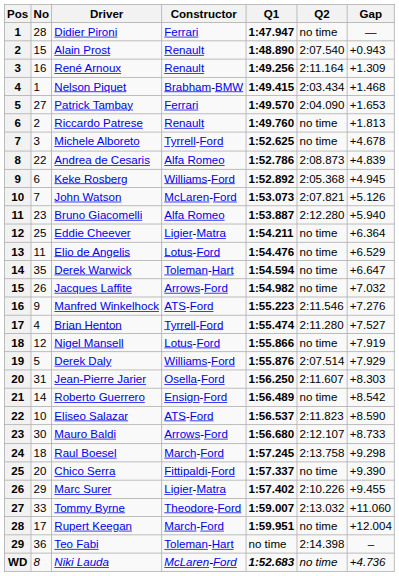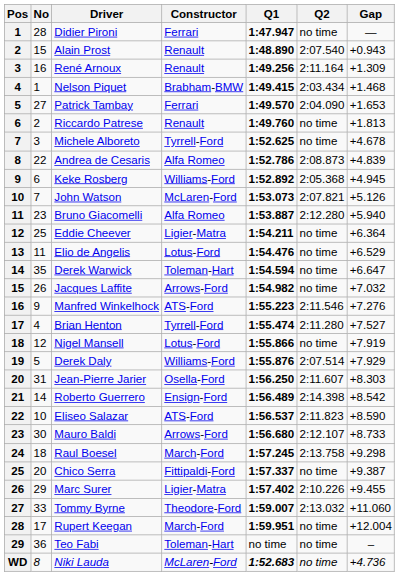(318, 398) no time -> (322, 398) 2:14.398
(368, 471) +9.390 -> (368, 471) +9.387
(322, 544) 2:14.398 -> (318, 544) no time
